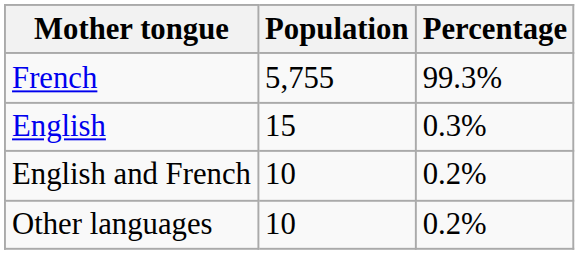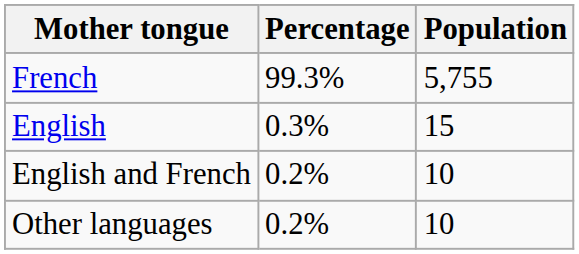columns swapped: (337, 28) <-> (495, 28)
